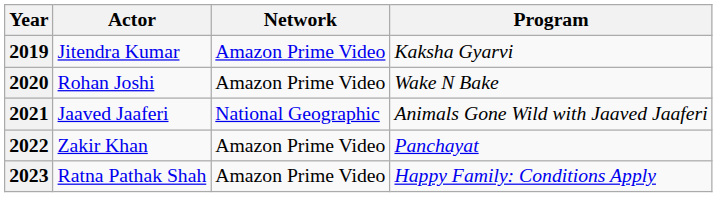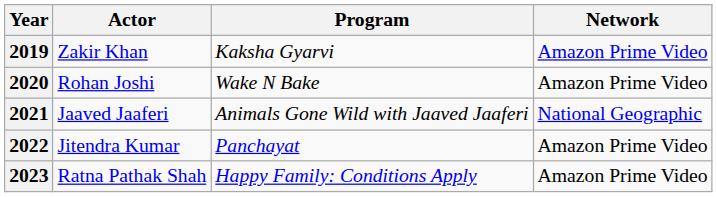columns swapped: (551, 20) <-> (300, 20)
(119, 51) Jitendra Kumar -> (103, 51) Zakir Khan
(103, 144) Zakir Khan -> (119, 144) Jitendra Kumar
